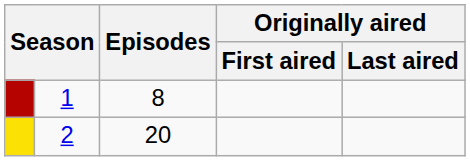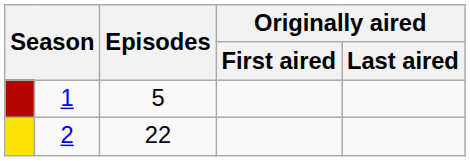(158, 98) 8 -> (158, 98) 5
(158, 135) 20 -> (158, 135) 22
